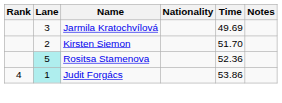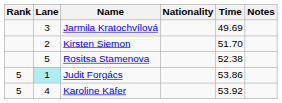(47, 59) paleturquoise background -> (47, 59) no background
(230, 59) 52.36 -> (230, 59) 52.38
(19, 75) 4 -> (19, 75) 5
+ row: (95, 91)
